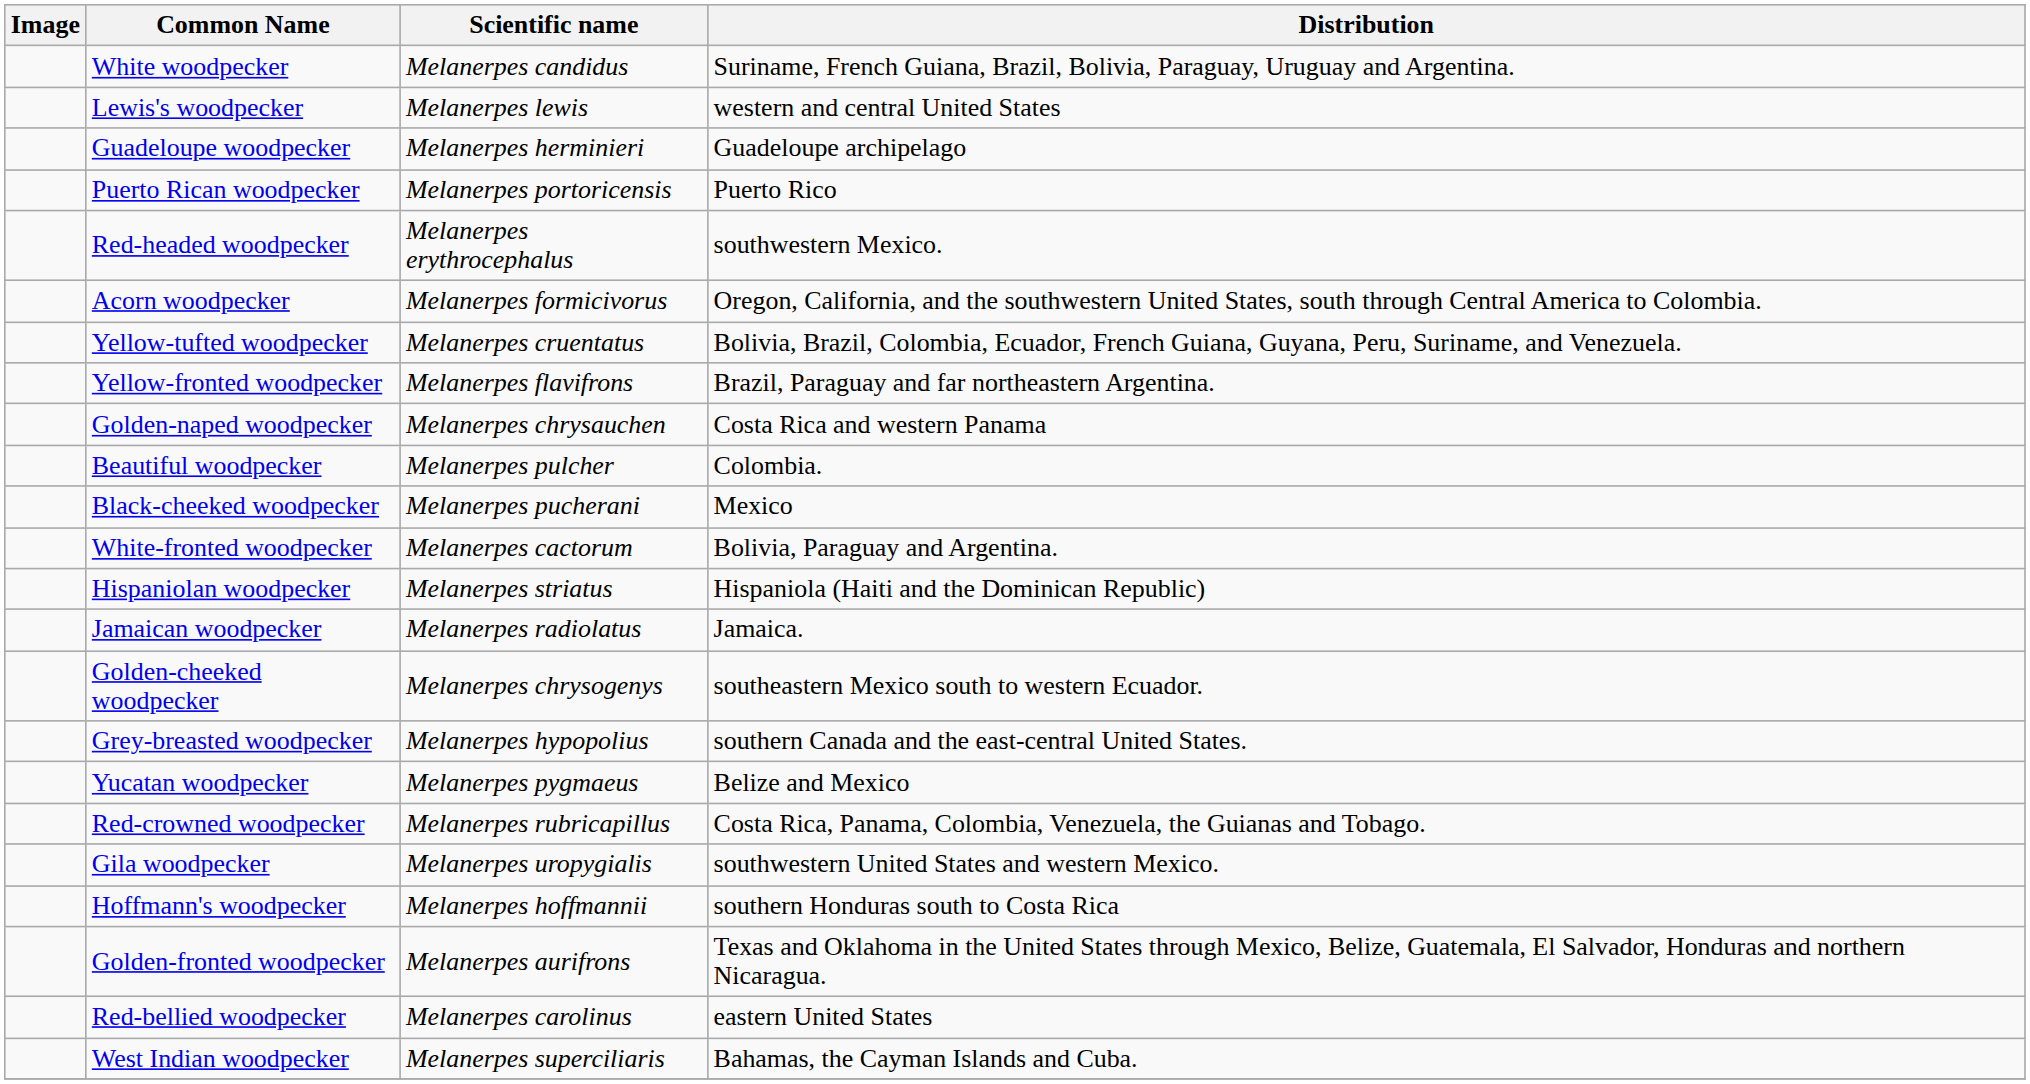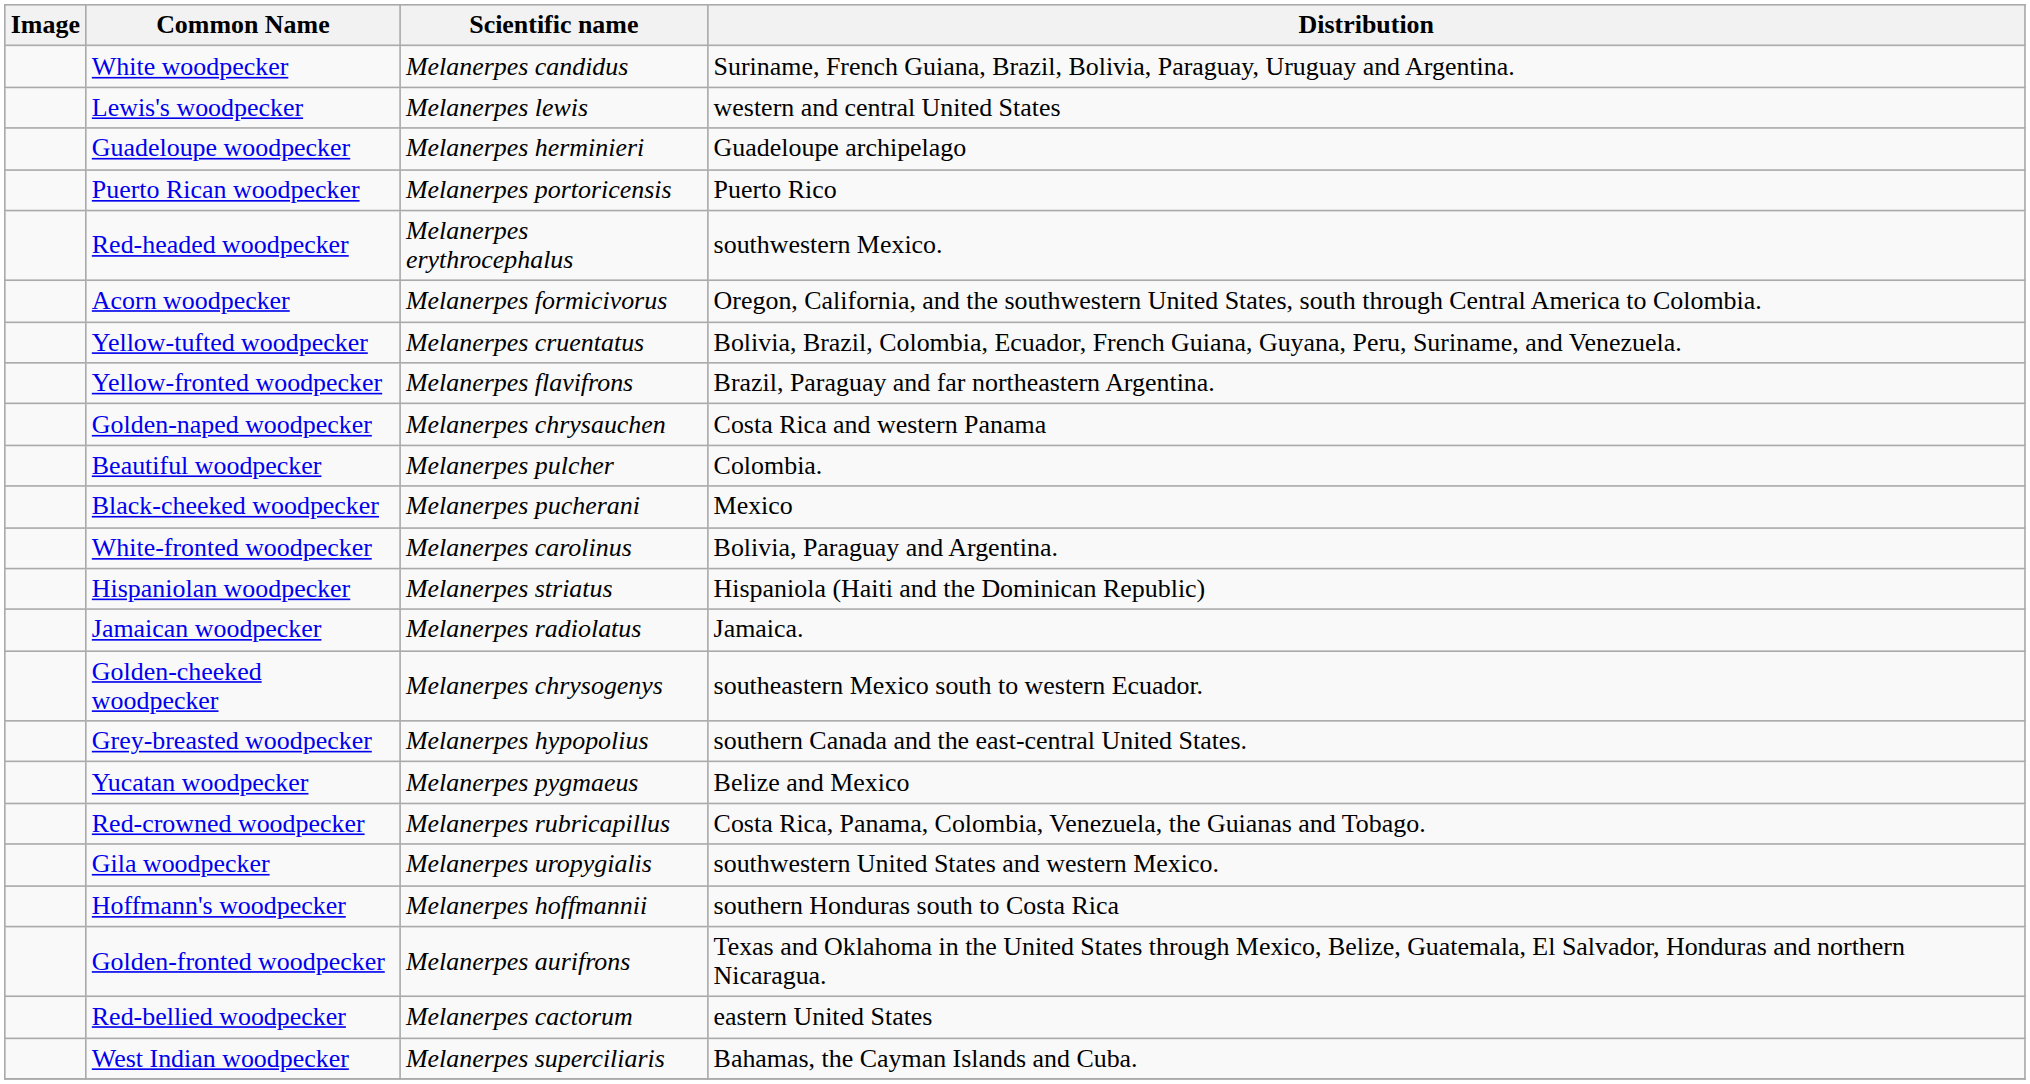(519, 547) Melanerpes cactorum -> (519, 547) Melanerpes carolinus
(519, 1016) Melanerpes carolinus -> (519, 1016) Melanerpes cactorum
